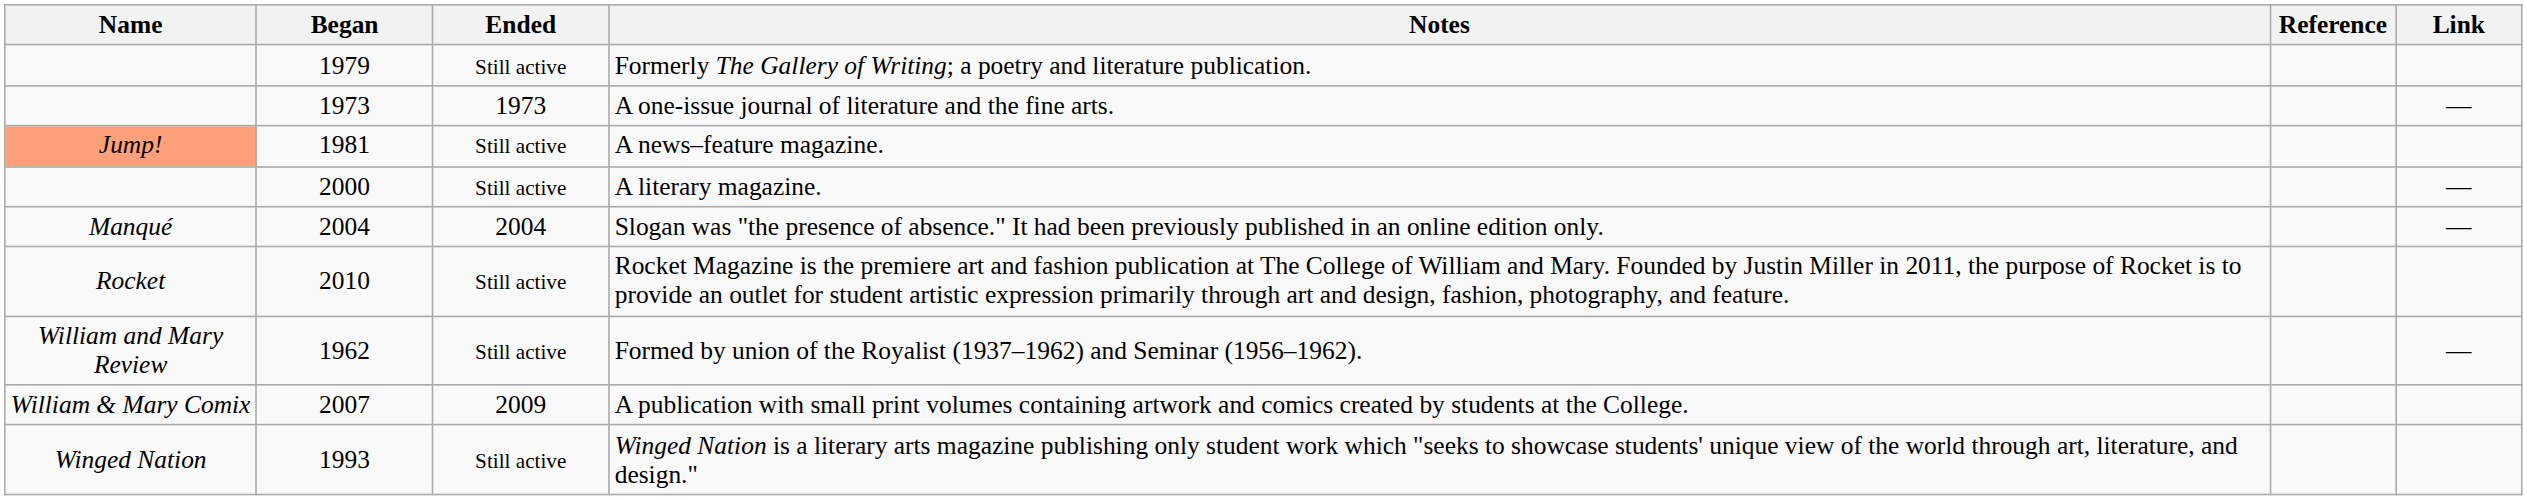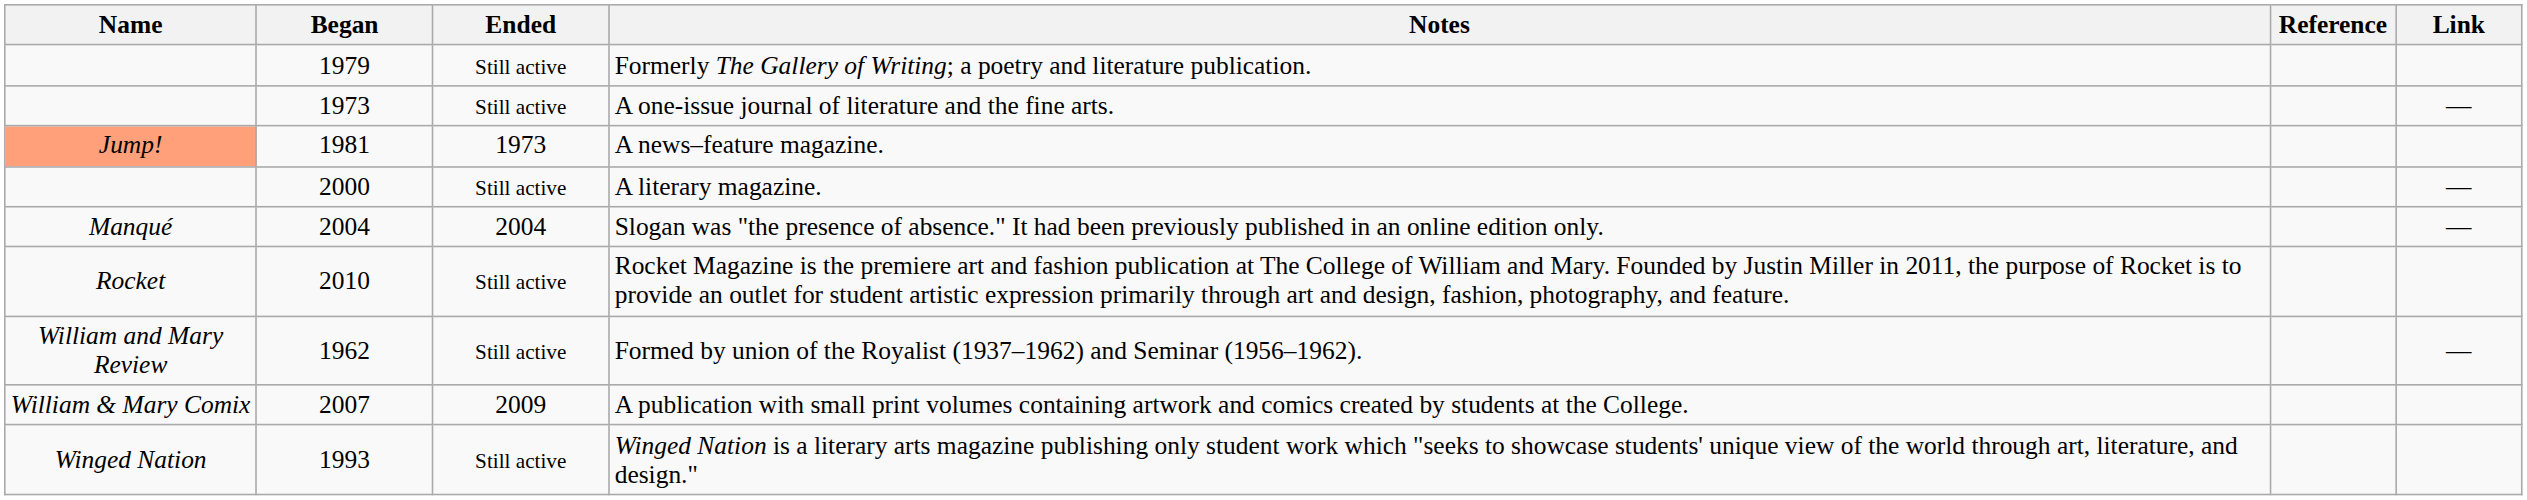(521, 105) 1973 -> (521, 106) Still active
(521, 147) Still active -> (521, 145) 1973
